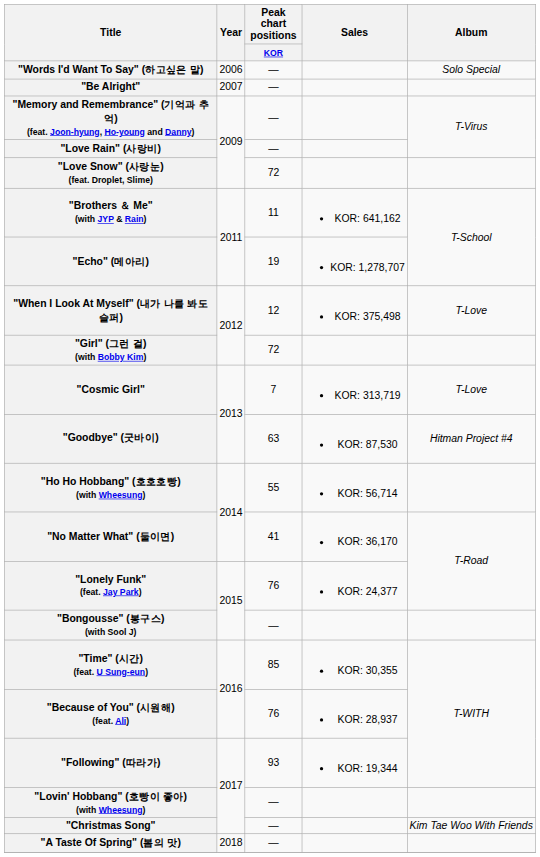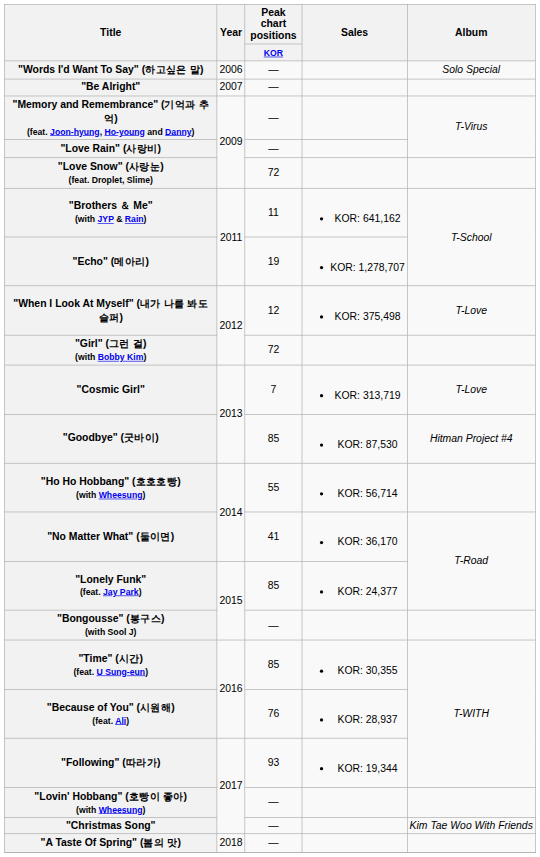(273, 438) 63 -> (273, 438) 85
(273, 585) 76 -> (273, 585) 85
